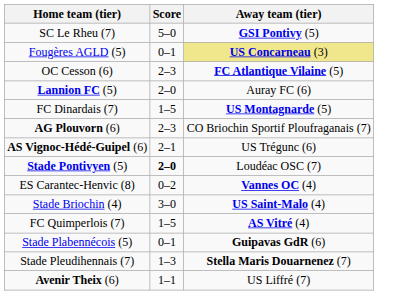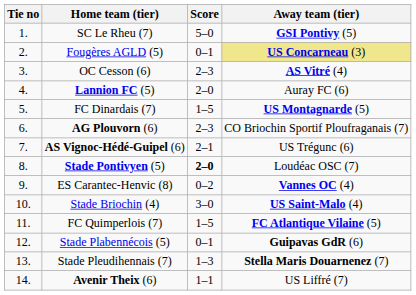+ column: (23, 14)
(279, 71) FC Atlantique Vilaine (5) -> (316, 71) AS Vitré (4)
(279, 223) AS Vitré (4) -> (316, 223) FC Atlantique Vilaine (5)
